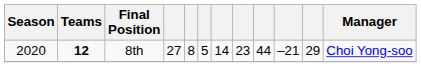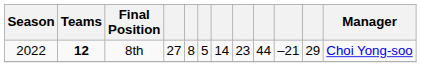(31, 51) 2020 -> (31, 51) 2022
